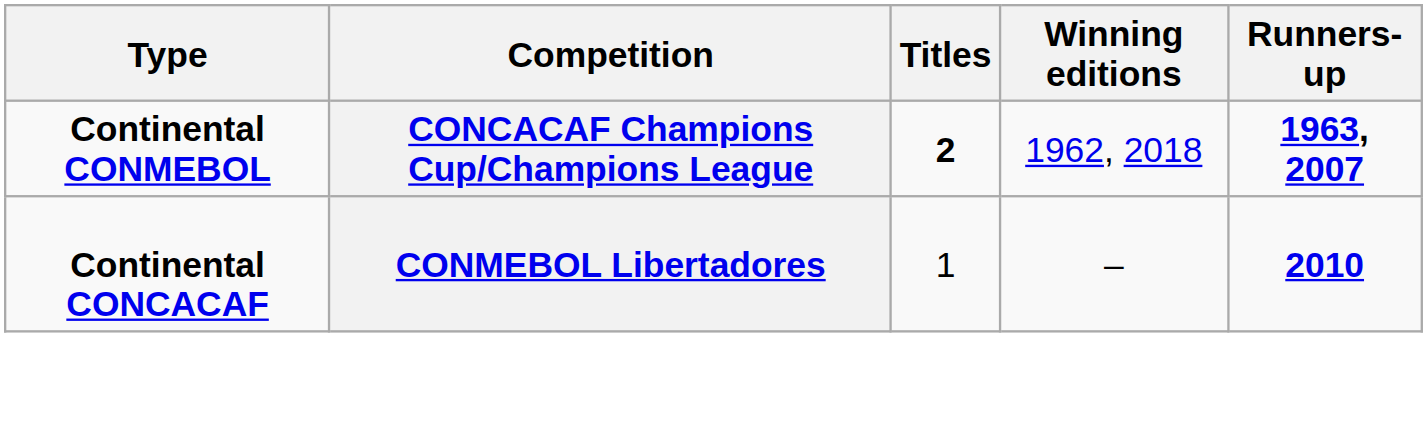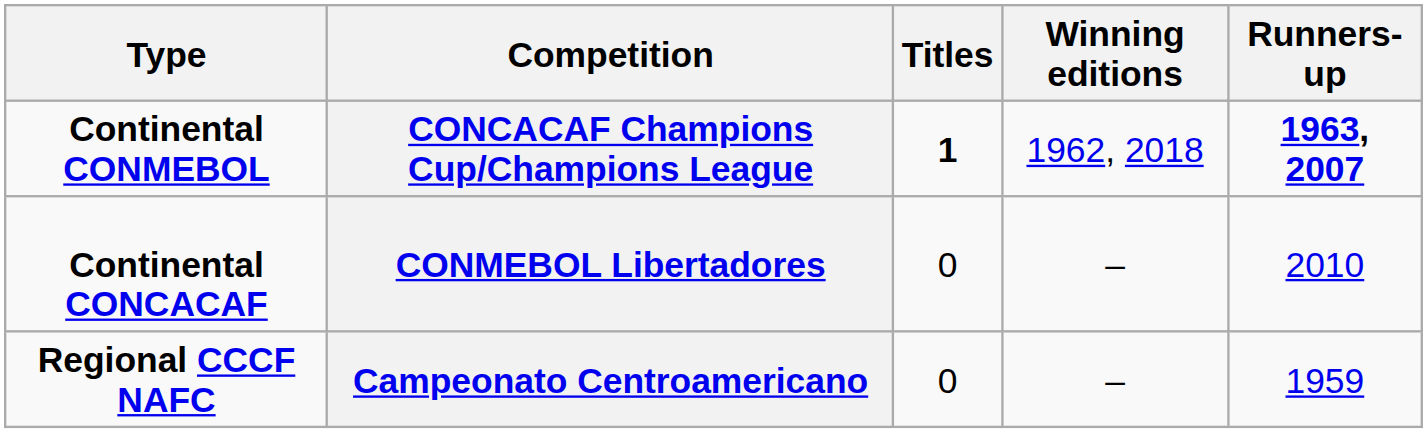(946, 149) 2 -> (948, 149) 1
(946, 264) 1 -> (948, 264) 0
(1325, 264) bold -> (1325, 264) normal
+ row: (611, 380)
